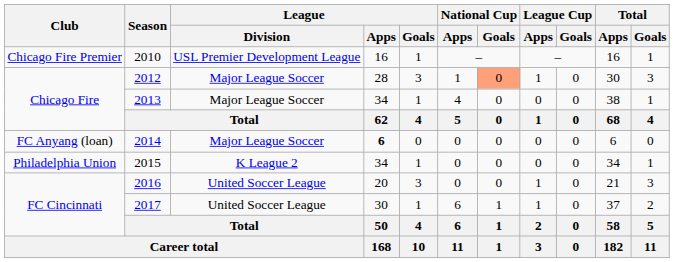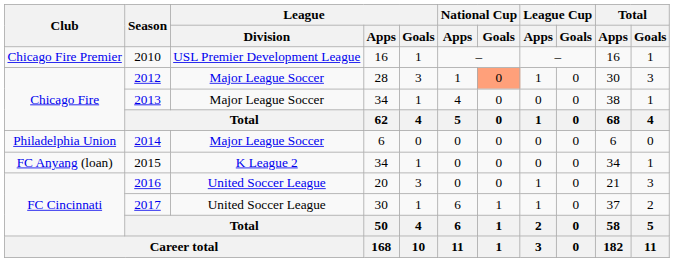(65, 141) FC Anyang (loan) -> (65, 141) Philadelphia Union
(381, 141) bold -> (381, 141) normal
(65, 162) Philadelphia Union -> (65, 162) FC Anyang (loan)
